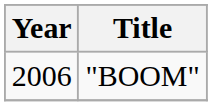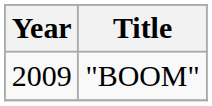(42, 75) 2006 -> (42, 75) 2009
